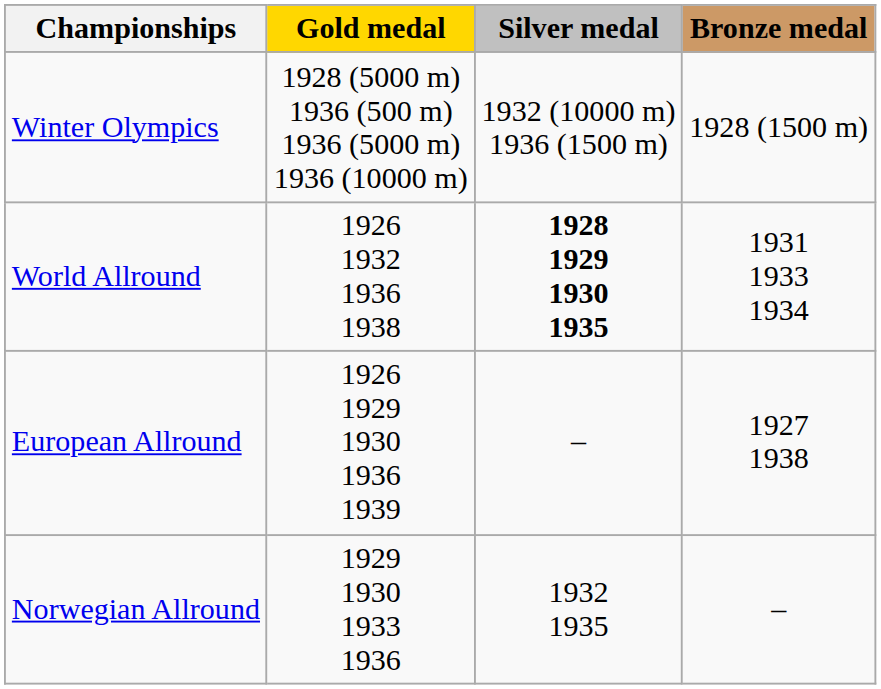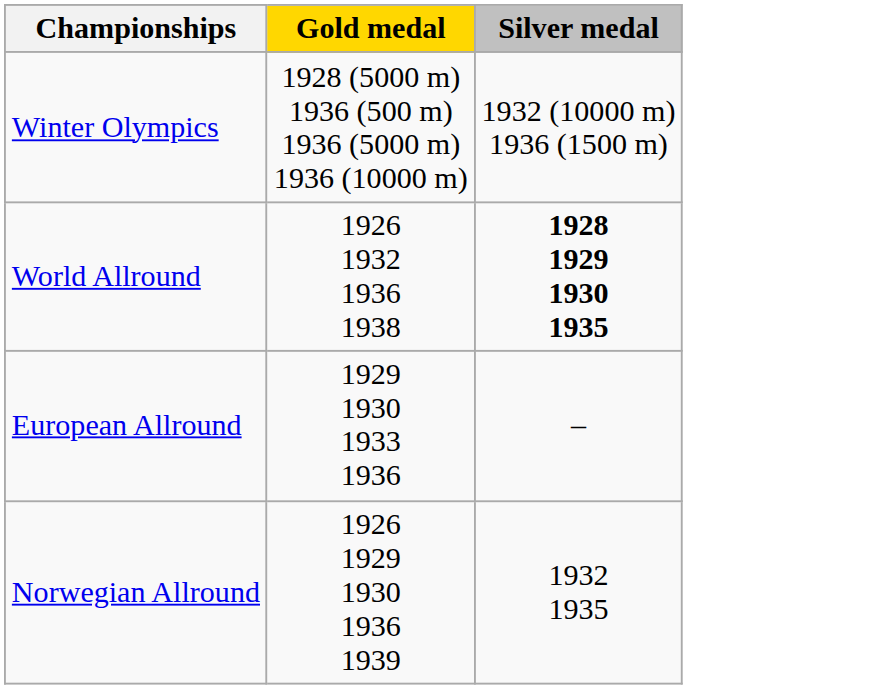- column: (779, 28)
(371, 442) 1926 1929 1930 1936 1939 -> (371, 425) 1929 1930 1933 1936
(371, 608) 1929 1930 1933 1936 -> (371, 591) 1926 1929 1930 1936 1939
